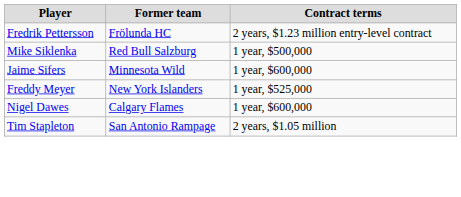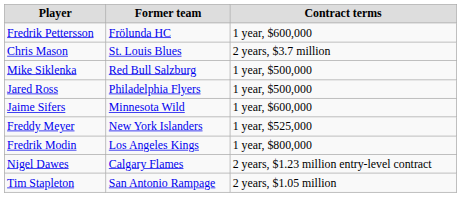(332, 32) 2 years, $1.23 million entry-level contract -> (272, 32) 1 year, $600,000
+ row: (38, 51)
+ row: (33, 88)
+ row: (42, 145)
(272, 107) 1 year, $600,000 -> (332, 164) 2 years, $1.23 million entry-level contract
